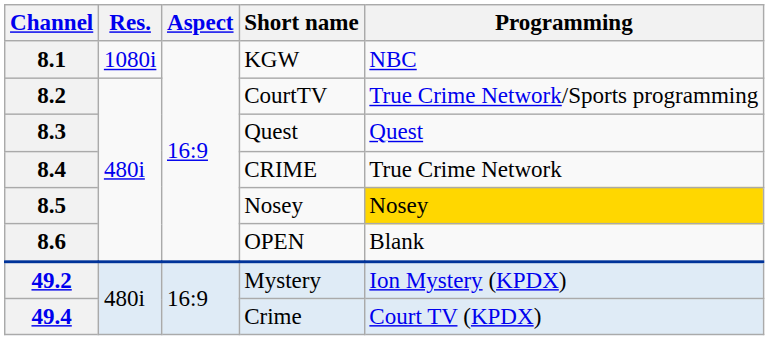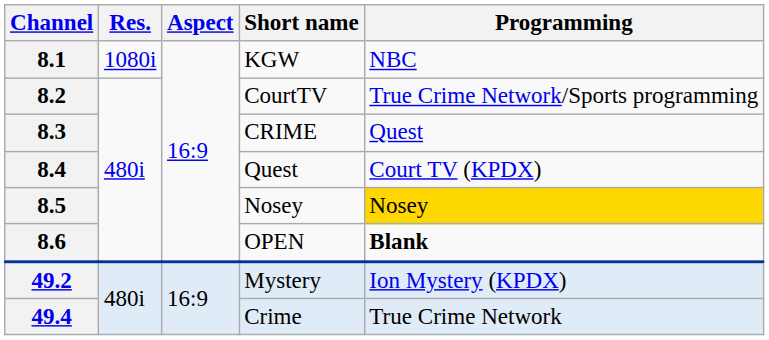(271, 132) Quest -> (281, 132) CRIME
(281, 168) CRIME -> (271, 168) Quest
(466, 168) True Crime Network -> (455, 168) Court TV (KPDX)
(397, 242) normal -> (399, 242) bold
(455, 316) Court TV (KPDX) -> (466, 316) True Crime Network
